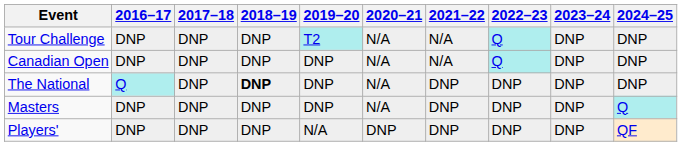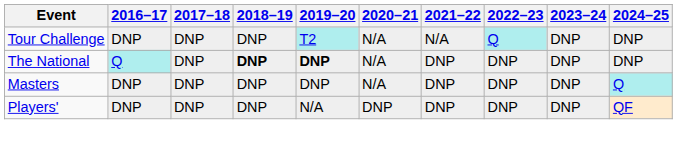- row: (58, 61)
(319, 84) normal -> (315, 61) bold
